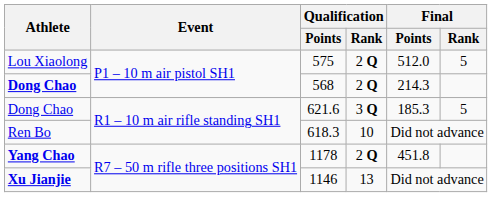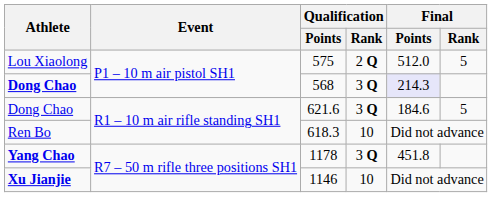(367, 85) 2 Q -> (367, 85) 3 Q
(413, 85) no background -> (413, 85) lavender background
(413, 109) 185.3 -> (413, 109) 184.6
(367, 156) 2 Q -> (367, 156) 3 Q
(367, 179) 13 -> (367, 179) 10
